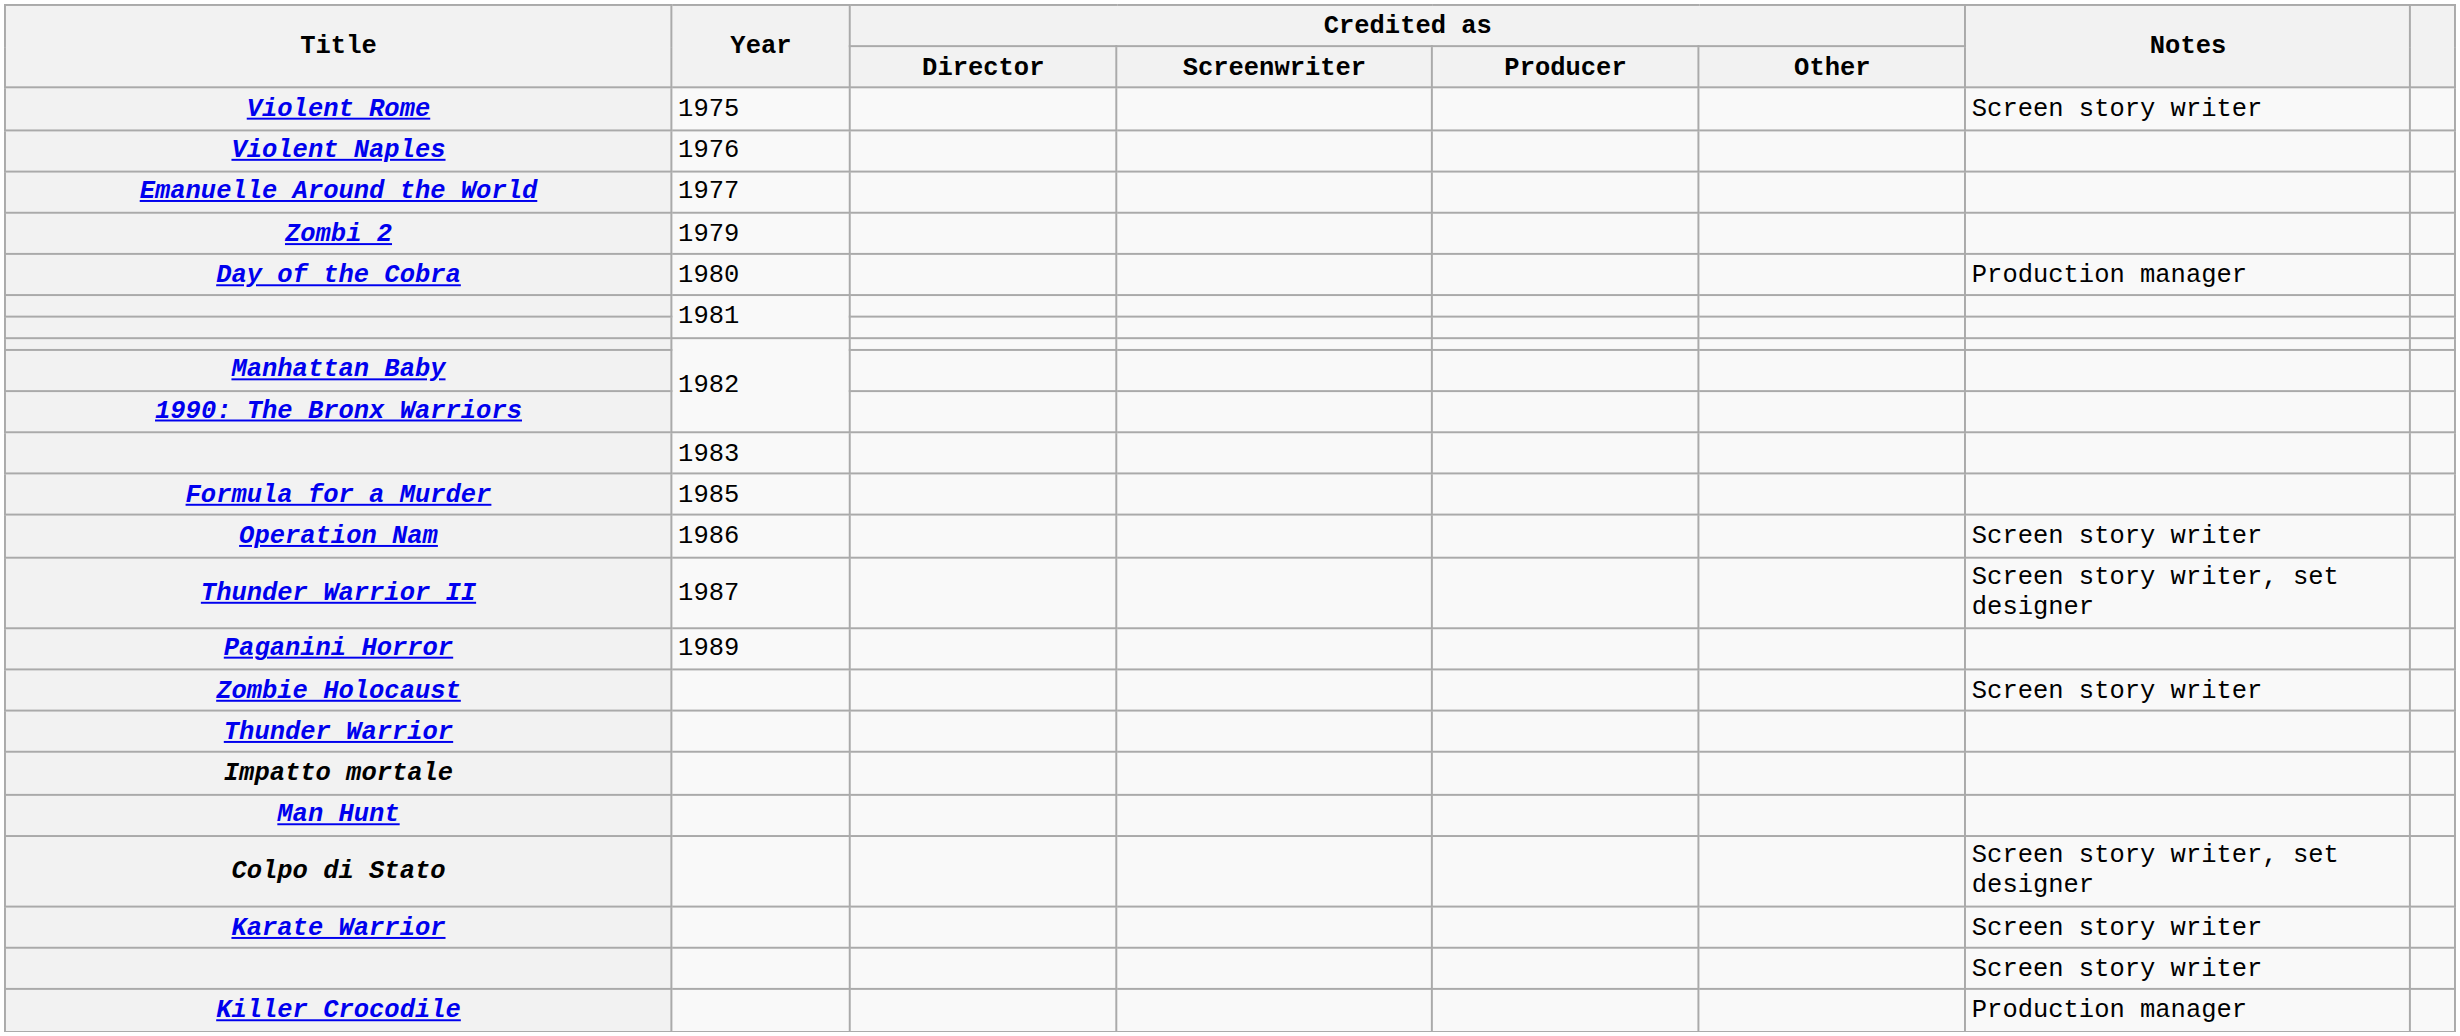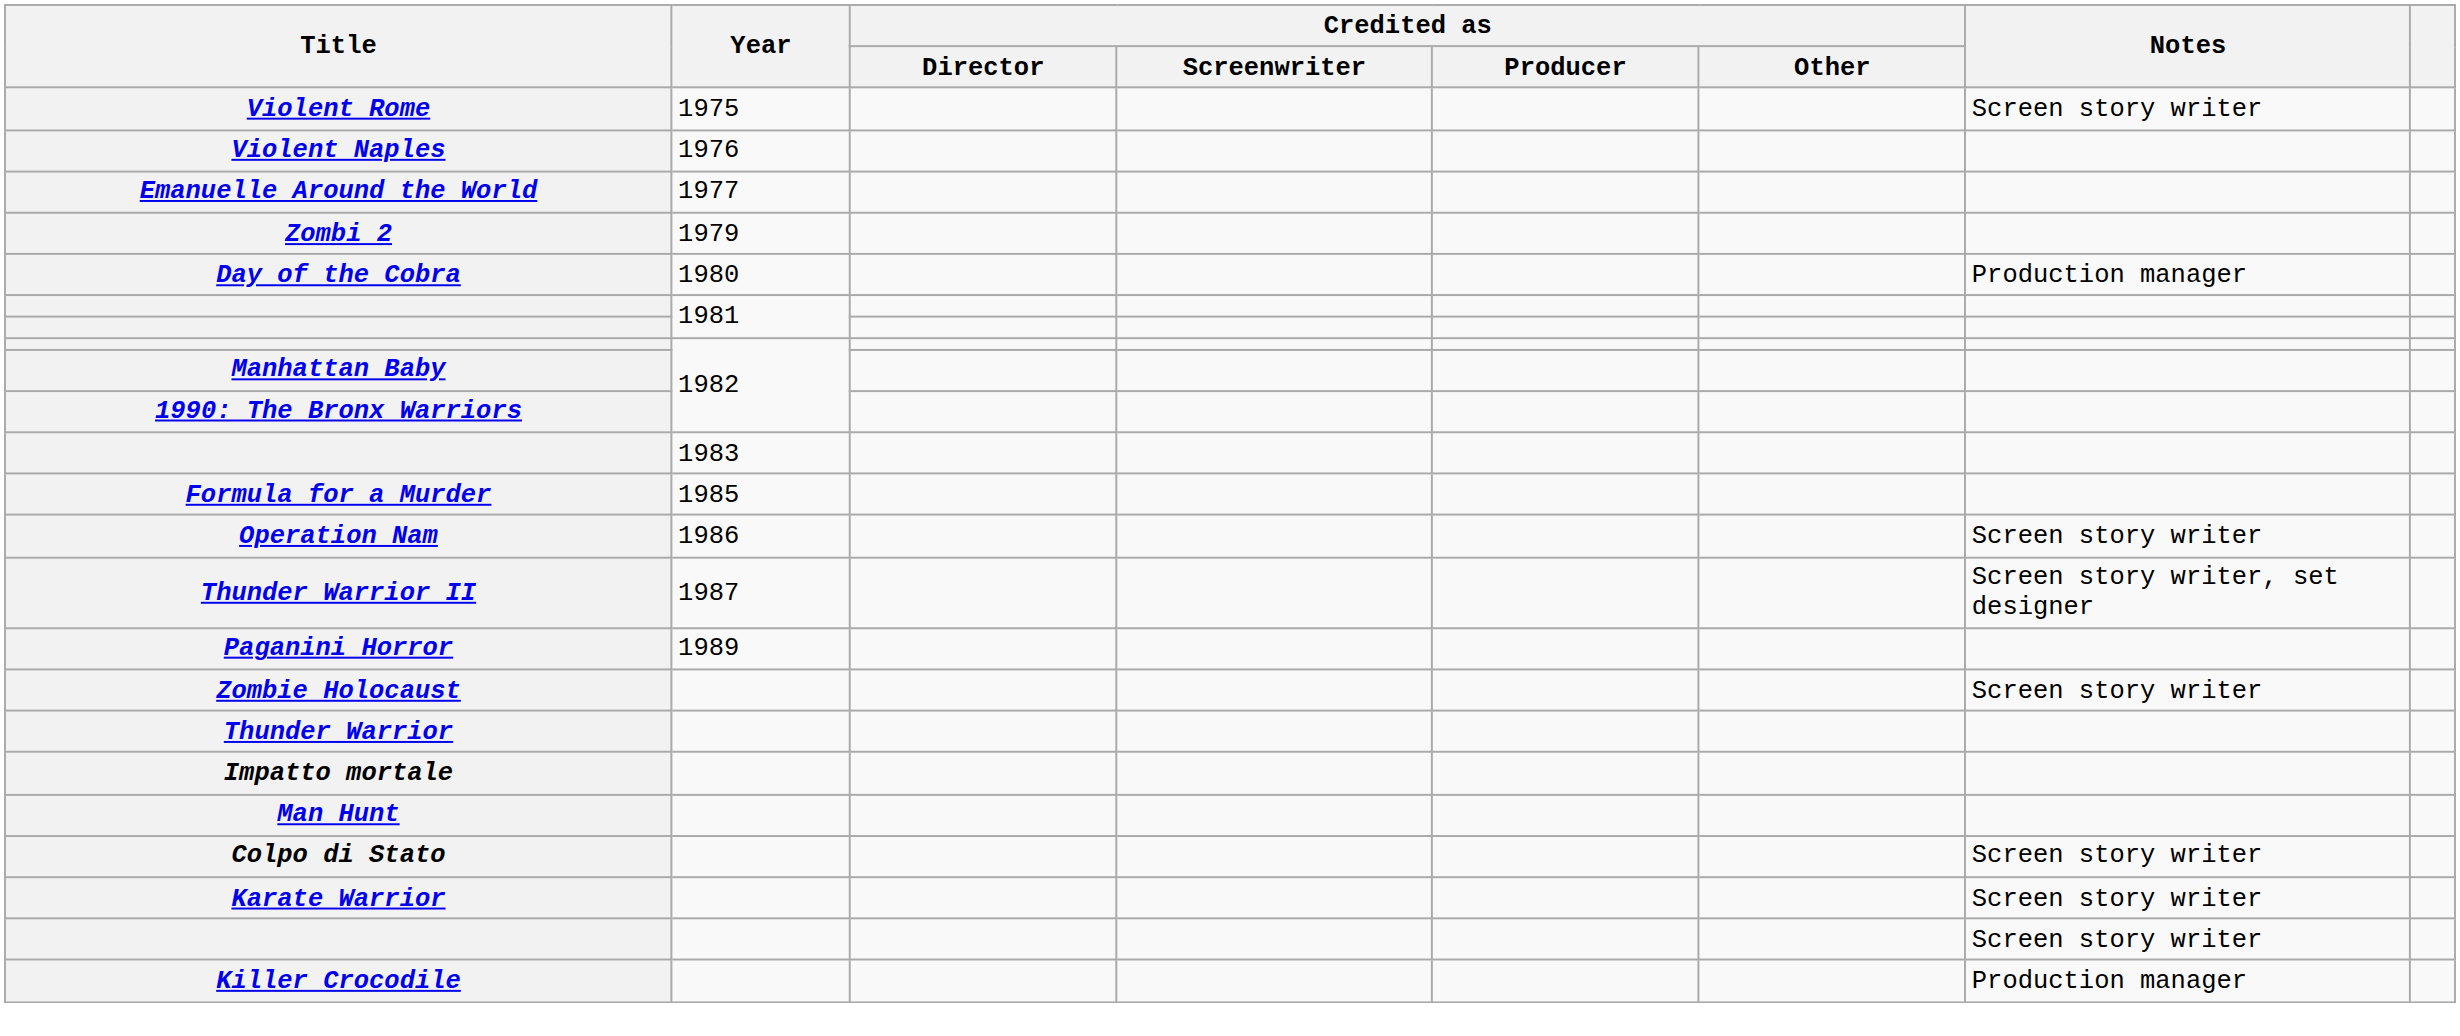(2155, 871) Screen story writer, set designer -> (2117, 856) Screen story writer
